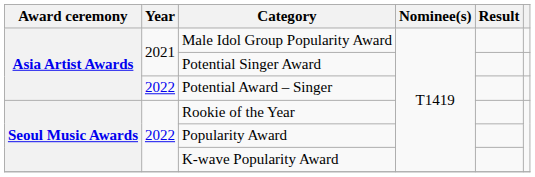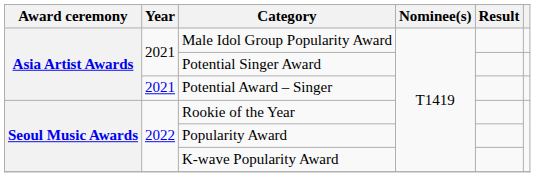(160, 87) 2022 -> (160, 87) 2021
